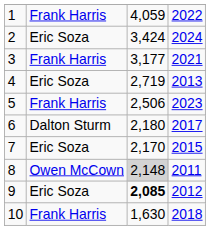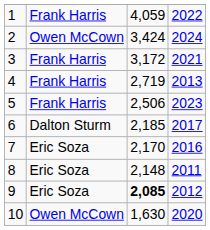(59, 37) Eric Soza -> (77, 37) Owen McCown
(148, 59) 3,177 -> (148, 59) 3,172
(59, 81) Eric Soza -> (68, 81) Frank Harris
(148, 125) 2,180 -> (148, 125) 2,185
(187, 147) 2015 -> (187, 147) 2016
(77, 170) Owen McCown -> (59, 170) Eric Soza
(148, 170) lightgrey background -> (148, 170) no background
(68, 214) Frank Harris -> (77, 214) Owen McCown
(187, 214) 2018 -> (187, 214) 2020
